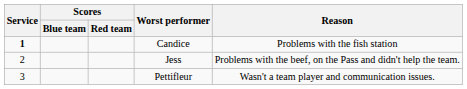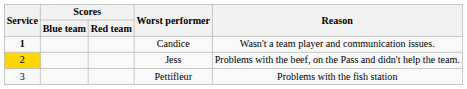(337, 44) Problems with the fish station -> (337, 44) Wasn't a team player and communication issues.
(22, 60) no background -> (22, 60) gold background
(337, 76) Wasn't a team player and communication issues. -> (337, 76) Problems with the fish station
